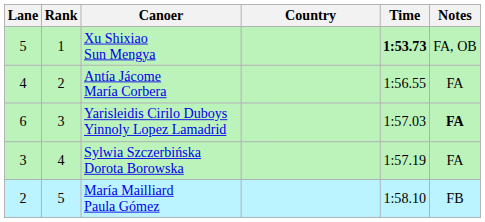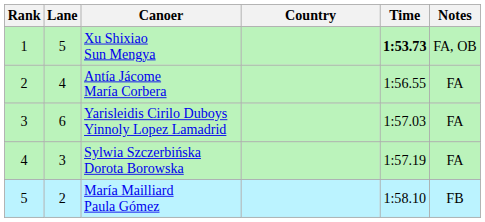columns swapped: (61, 15) <-> (23, 15)
(455, 122) bold -> (455, 122) normal
